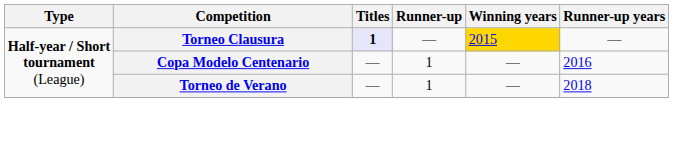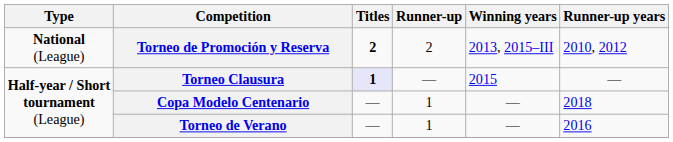+ row: (233, 48)
(483, 39) gold background -> (483, 79) no background
(577, 62) 2016 -> (577, 103) 2018
(577, 86) 2018 -> (577, 126) 2016
